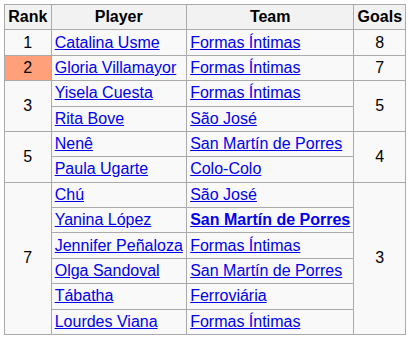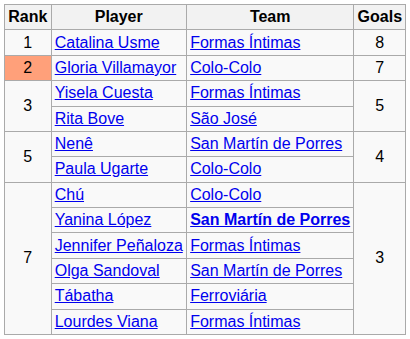(245, 67) Formas Íntimas -> (226, 67) Colo-Colo
(224, 194) São José -> (226, 194) Colo-Colo
